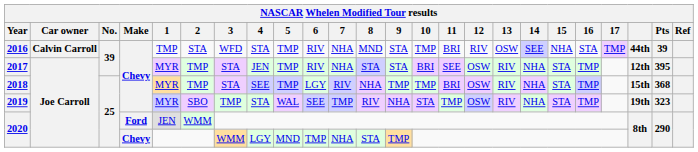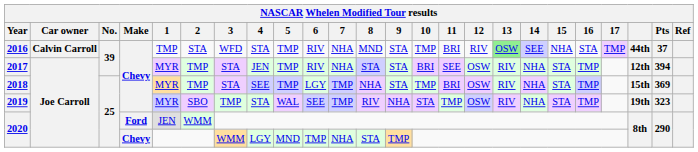(507, 49) no background -> (507, 49) lightgreen background
(662, 49) 39 -> (662, 49) 37
(662, 67) 395 -> (662, 67) 394
(342, 84) RIV -> (342, 84) TMP
(399, 84) TMP -> (399, 84) STA
(662, 84) 368 -> (662, 84) 369
